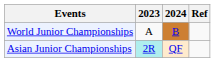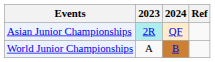rows swapped: (69, 49) <-> (70, 31)
